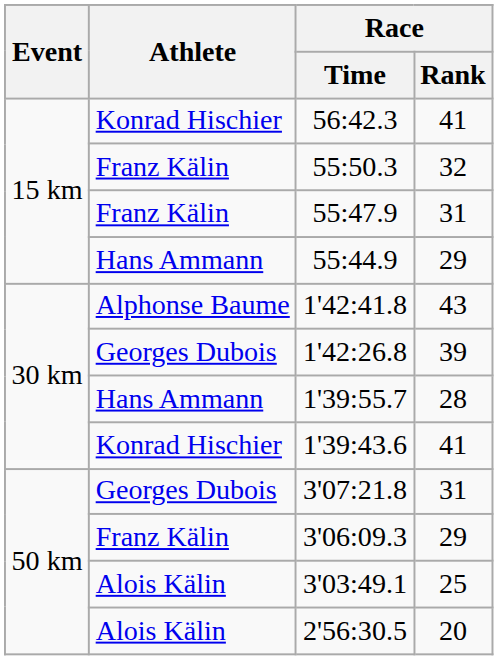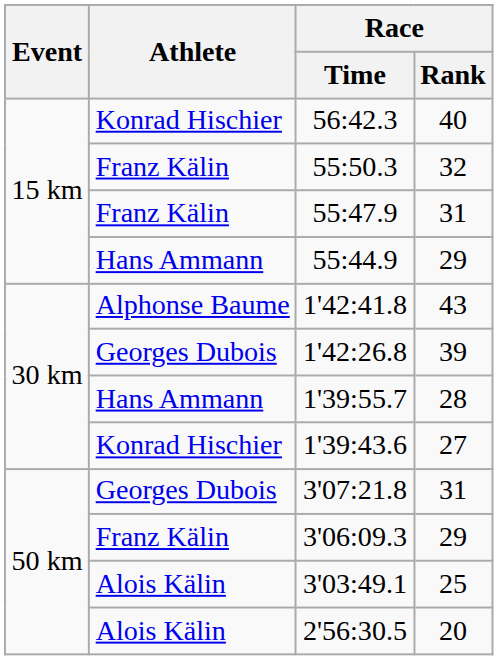(453, 120) 41 -> (453, 120) 40
(453, 444) 41 -> (453, 444) 27
